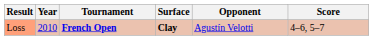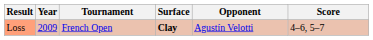(47, 27) 2010 -> (47, 27) 2009
(89, 27) bold -> (87, 27) normal
